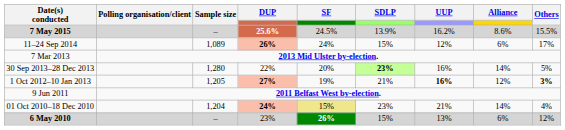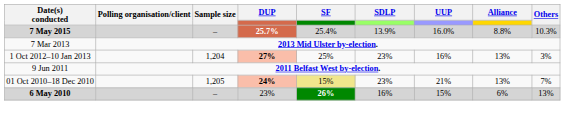(268, 31) 25.6% -> (267, 31) 25.7%
(326, 31) 24.5% -> (326, 31) 25.4%
(444, 31) 16.2% -> (444, 31) 16.0%
(503, 31) 8.6% -> (502, 31) 8.8%
(546, 31) 15.5% -> (546, 31) 10.3%
- row: (50, 43)
- row: (50, 68)
(216, 81) 1,205 -> (215, 56) 1,204
(326, 81) 19% -> (326, 56) 25%
(385, 81) 21% -> (385, 56) 23%
(444, 81) bold -> (444, 56) normal
(503, 81) 12% -> (502, 56) 13%
(546, 81) bold -> (546, 56) normal
(216, 106) 1,204 -> (215, 81) 1,205
(503, 106) 14% -> (502, 81) 13%
(546, 106) 4% -> (546, 81) 7%
(385, 118) 15% -> (385, 93) 16%
(444, 118) 13% -> (444, 93) 15%
(546, 118) 12% -> (546, 93) 13%
